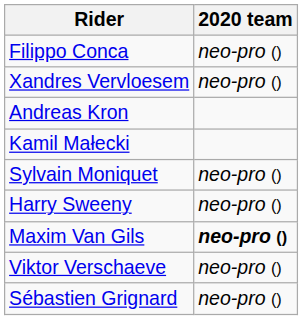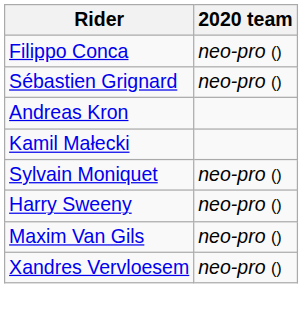rows swapped: (93, 298) <-> (99, 81)
(243, 236) bold -> (240, 236) normal
- row: (88, 267)
